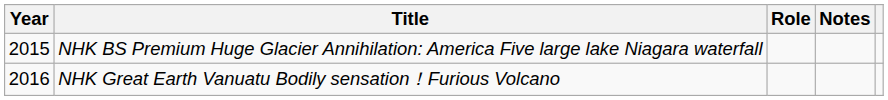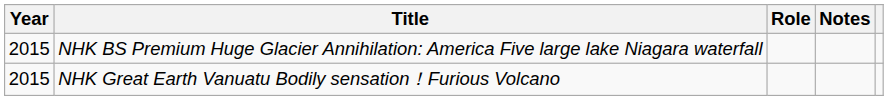(29, 79) 2016 -> (29, 79) 2015
